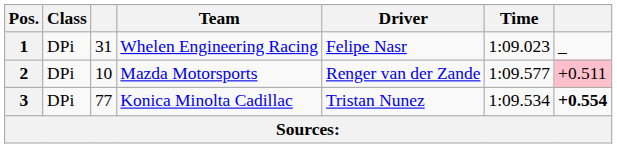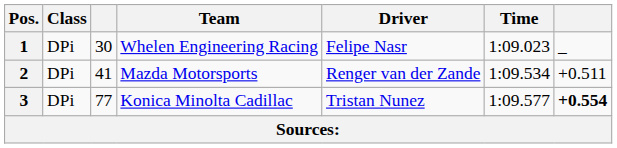(104, 45) 31 -> (104, 45) 30
(104, 73) 10 -> (104, 73) 41
(519, 73) 1:09.577 -> (519, 73) 1:09.534
(582, 73) pink background -> (582, 73) no background
(519, 101) 1:09.534 -> (519, 101) 1:09.577
